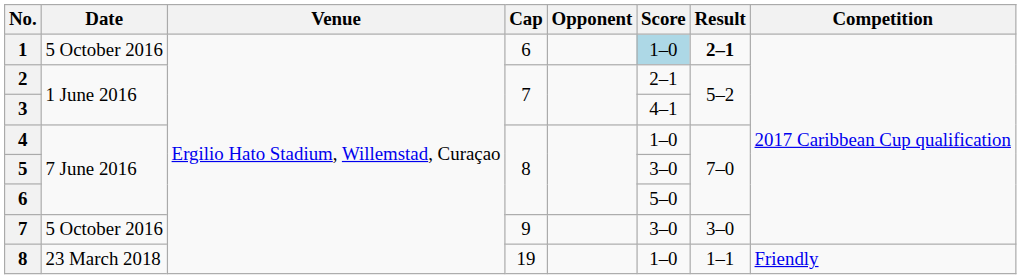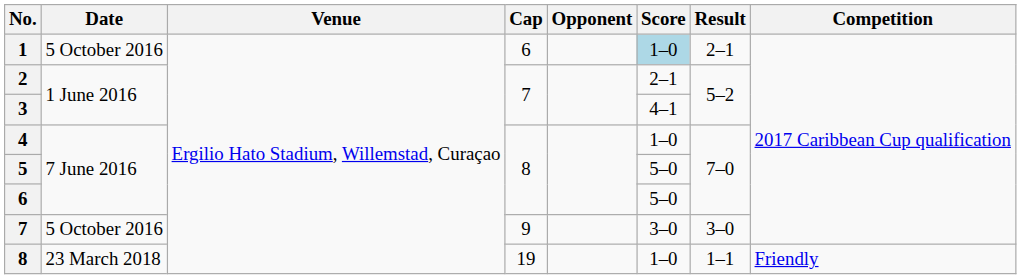(720, 49) bold -> (720, 49) normal
(663, 169) 3–0 -> (663, 169) 5–0
